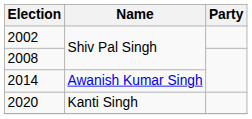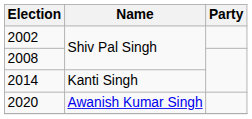(135, 80) Awanish Kumar Singh -> (103, 80) Kanti Singh
(103, 102) Kanti Singh -> (135, 102) Awanish Kumar Singh
